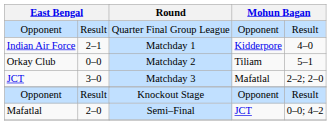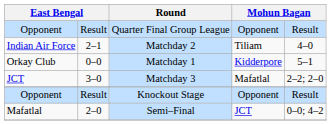(171, 45) Matchday 1 -> (171, 45) Matchday 2
(258, 45) Kidderpore -> (248, 45) Tiliam
(171, 62) Matchday 2 -> (171, 62) Matchday 1
(248, 62) Tiliam -> (258, 62) Kidderpore
